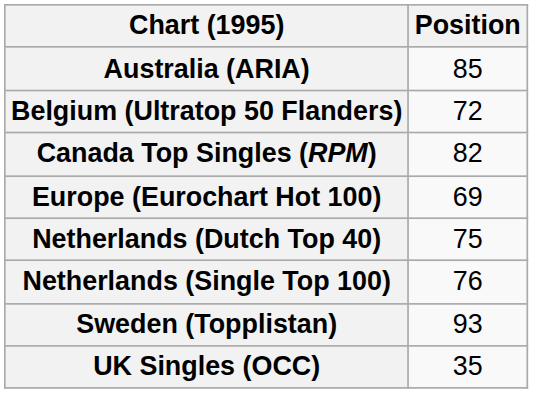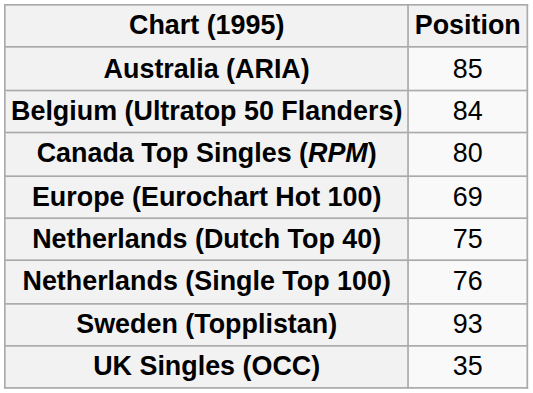(468, 111) 72 -> (468, 111) 84
(468, 153) 82 -> (468, 153) 80
